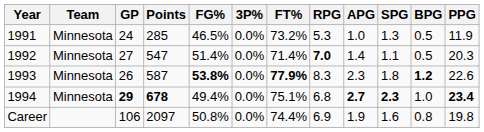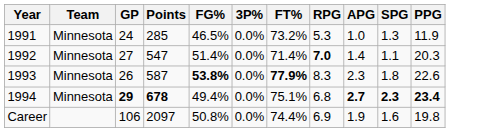- column: (428, 14)
